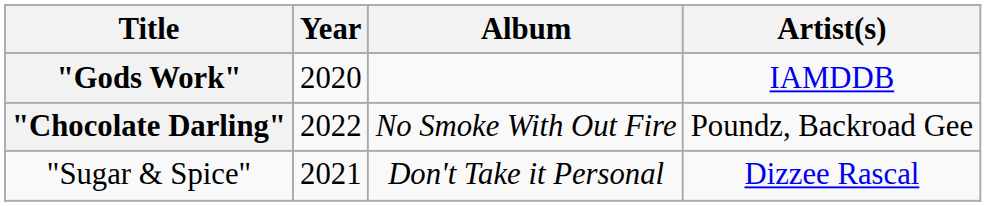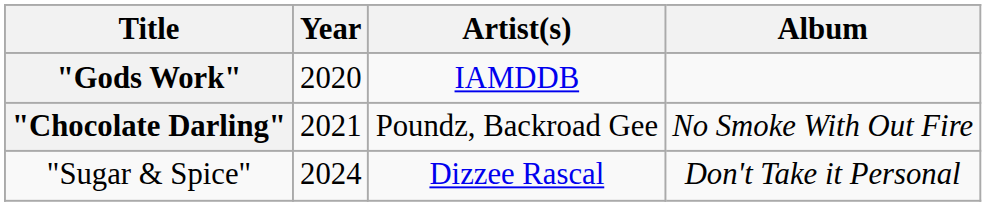columns swapped: (832, 28) <-> (526, 28)
(331, 126) 2022 -> (331, 126) 2021
(331, 175) 2021 -> (331, 175) 2024
